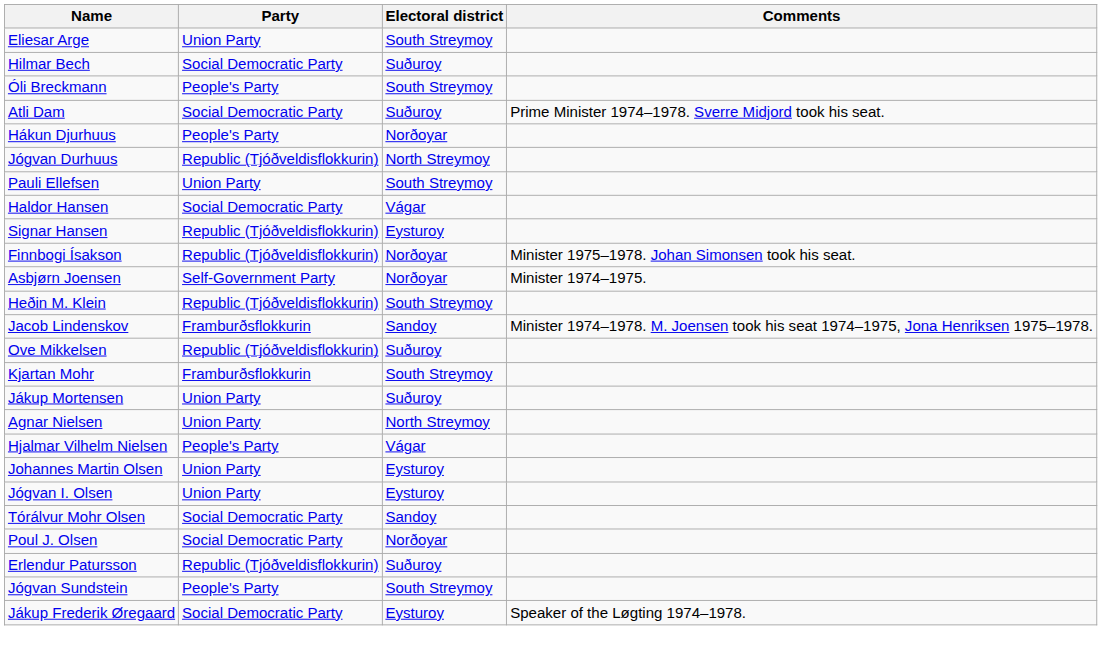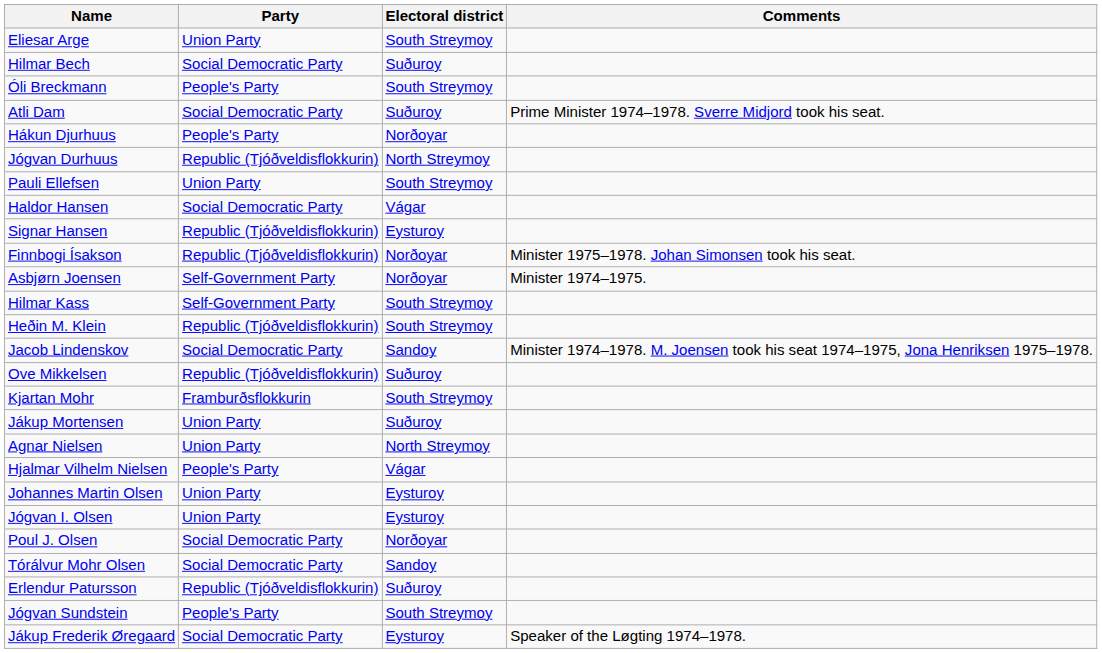+ row: (48, 302)
(246, 326) Framburðsflokkurin -> (262, 350) Social Democratic Party
rows swapped: (53, 541) <-> (76, 517)
